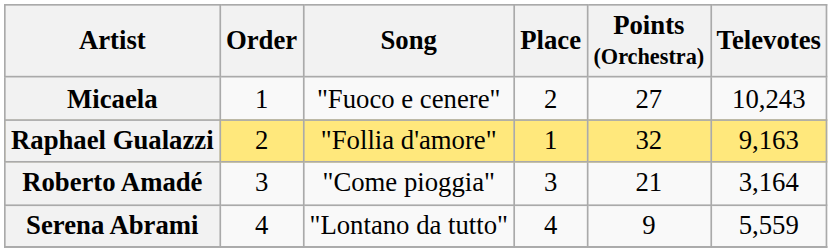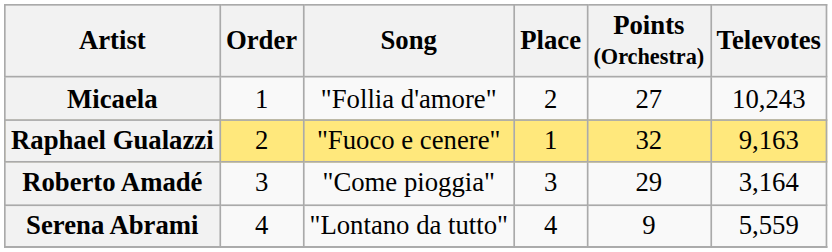(409, 98) "Fuoco e cenere" -> (409, 98) "Follia d'amore"
(409, 140) "Follia d'amore" -> (409, 140) "Fuoco e cenere"
(649, 182) 21 -> (649, 182) 29
